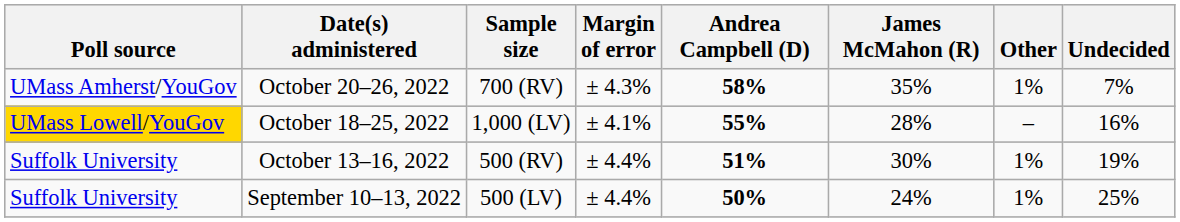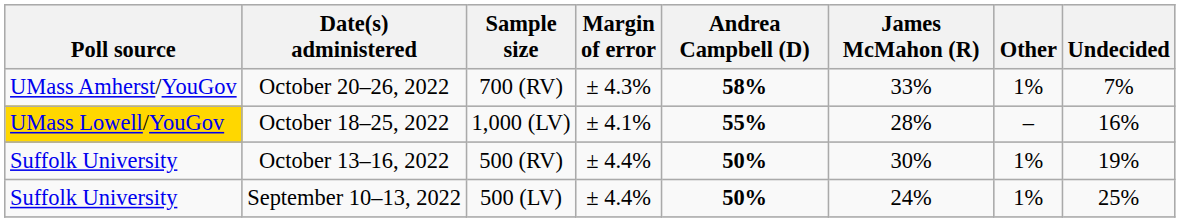(911, 86) 35% -> (911, 86) 33%
(745, 161) 51% -> (745, 161) 50%
